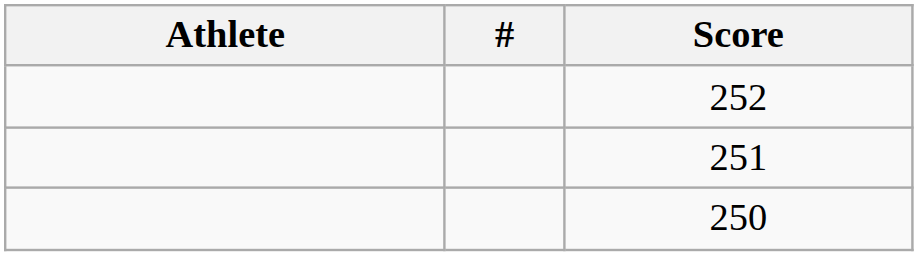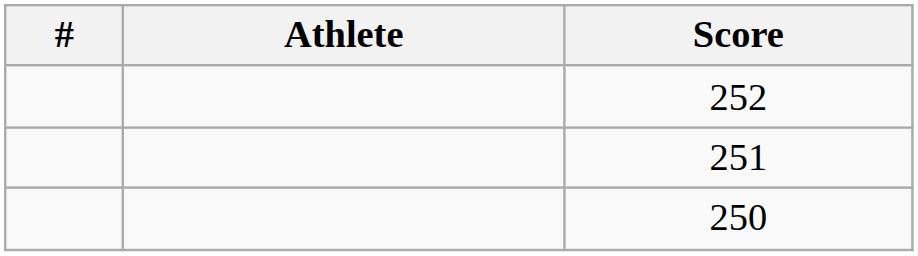columns swapped: (505, 34) <-> (225, 34)
